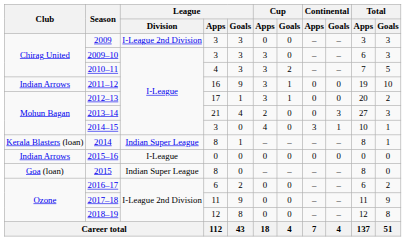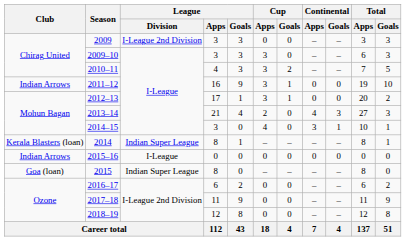(314, 113) 0 -> (314, 113) 4
